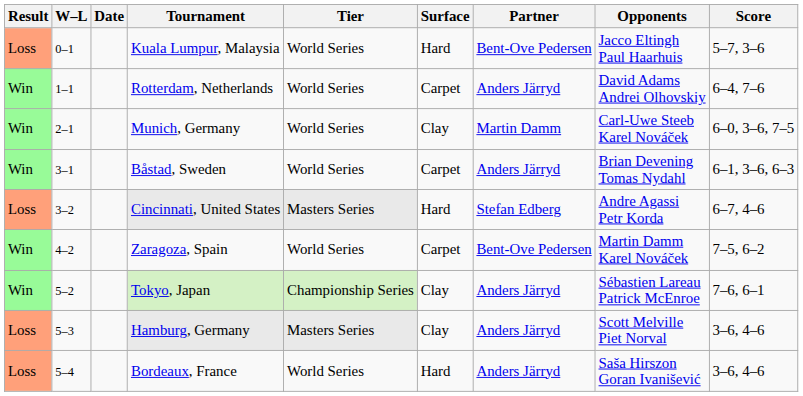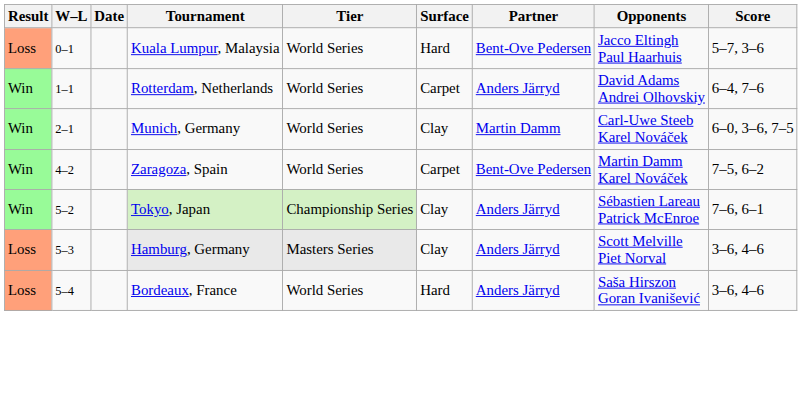- row: (178, 169)
- row: (206, 209)
